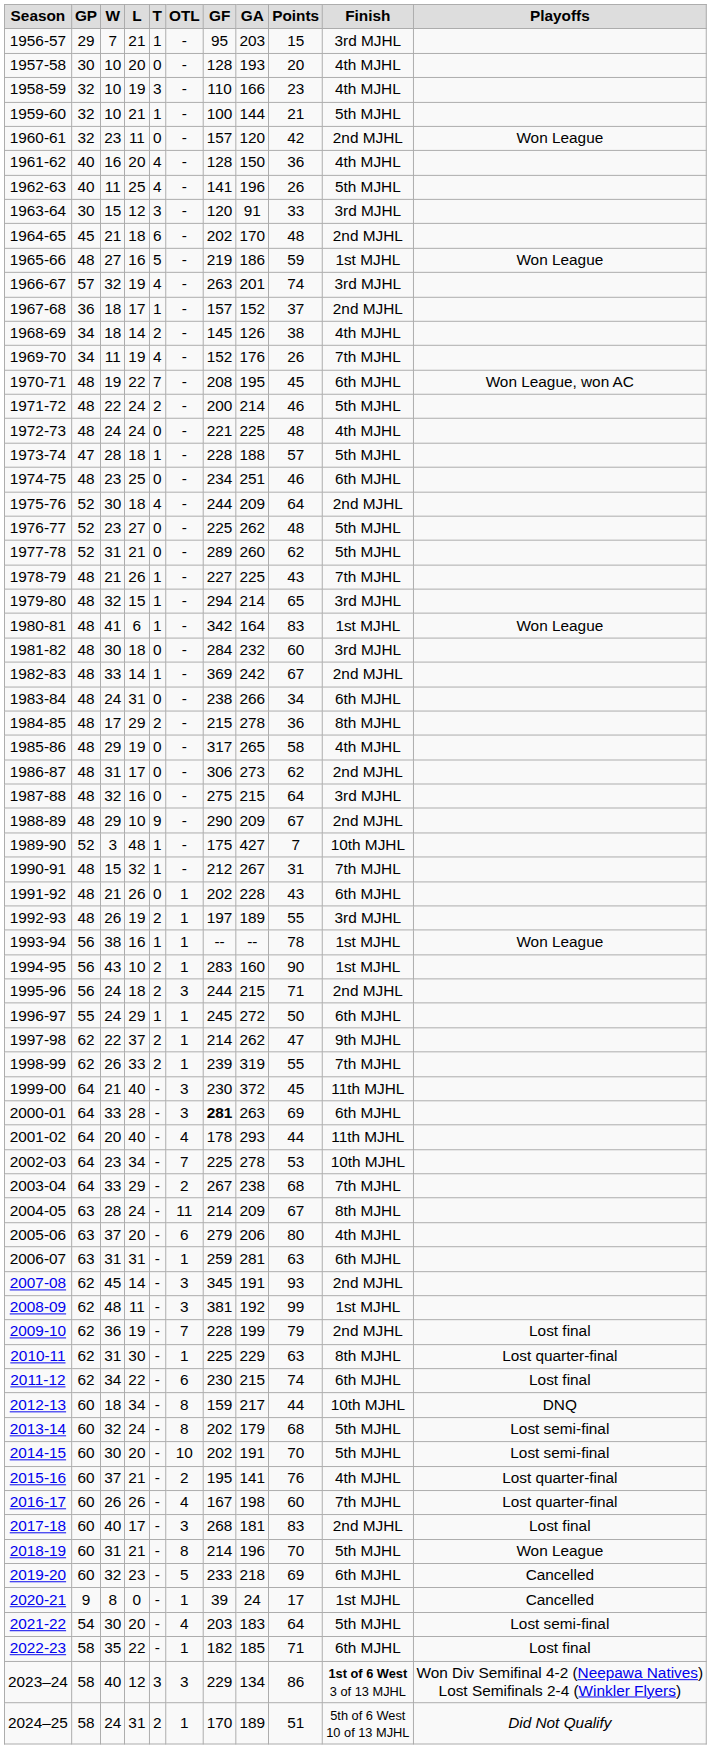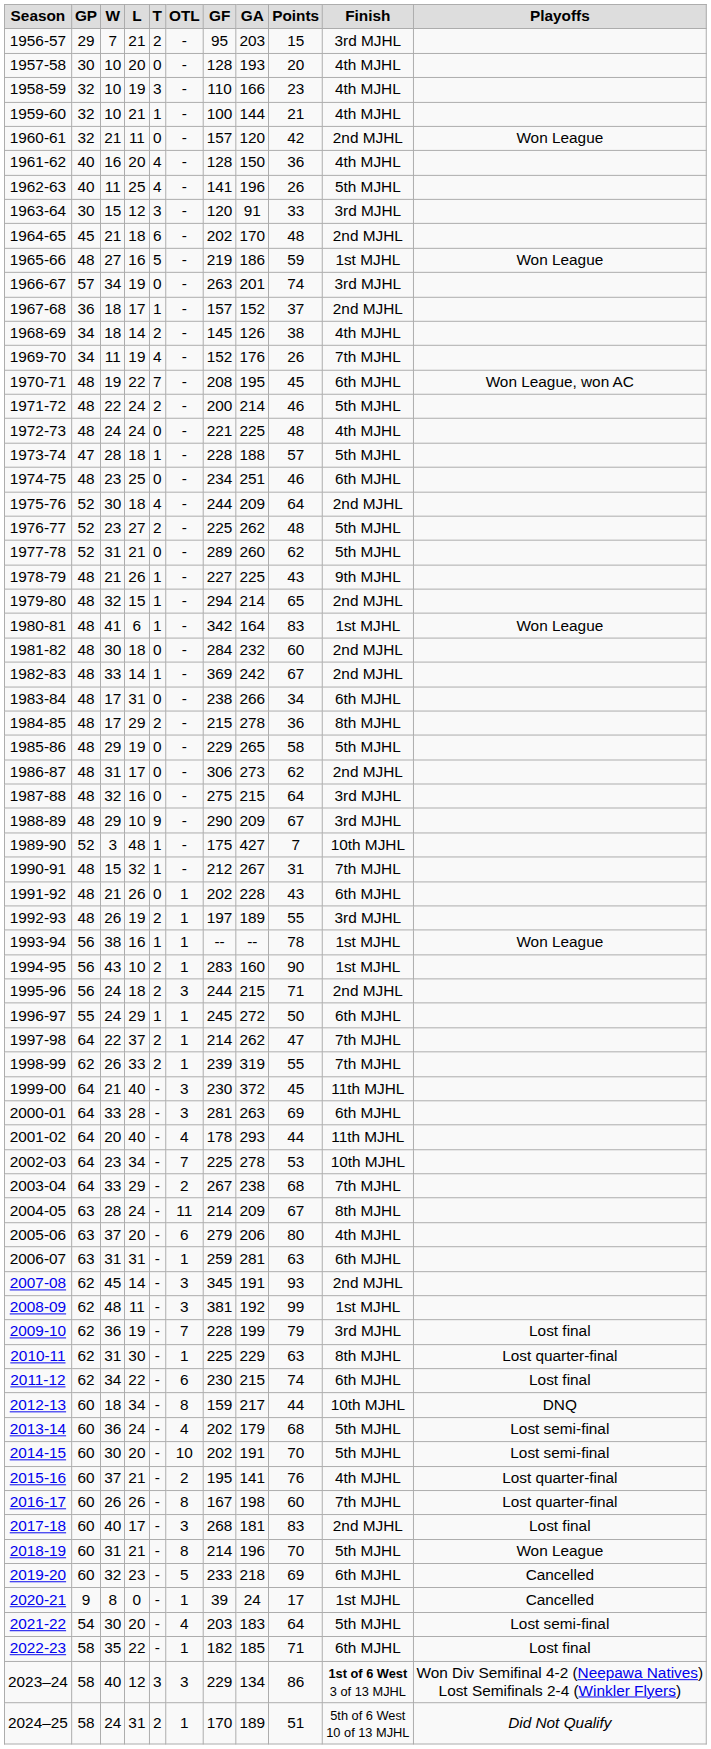(157, 41) 1 -> (157, 41) 2
(368, 114) 5th MJHL -> (368, 114) 4th MJHL
(113, 138) 23 -> (113, 138) 21
(113, 284) 32 -> (113, 284) 34
(157, 284) 4 -> (157, 284) 0
(157, 528) 0 -> (157, 528) 2
(368, 576) 7th MJHL -> (368, 576) 9th MJHL
(368, 601) 3rd MJHL -> (368, 601) 2nd MJHL
(368, 650) 3rd MJHL -> (368, 650) 2nd MJHL
(113, 698) 24 -> (113, 698) 17
(220, 747) 317 -> (220, 747) 229
(368, 747) 4th MJHL -> (368, 747) 5th MJHL
(368, 820) 2nd MJHL -> (368, 820) 3rd MJHL
(86, 1039) 62 -> (86, 1039) 64
(368, 1039) 9th MJHL -> (368, 1039) 7th MJHL
(220, 1112) bold -> (220, 1112) normal
(368, 1332) 2nd MJHL -> (368, 1332) 3rd MJHL
(113, 1429) 32 -> (113, 1429) 36
(184, 1429) 8 -> (184, 1429) 4
(184, 1502) 4 -> (184, 1502) 8
